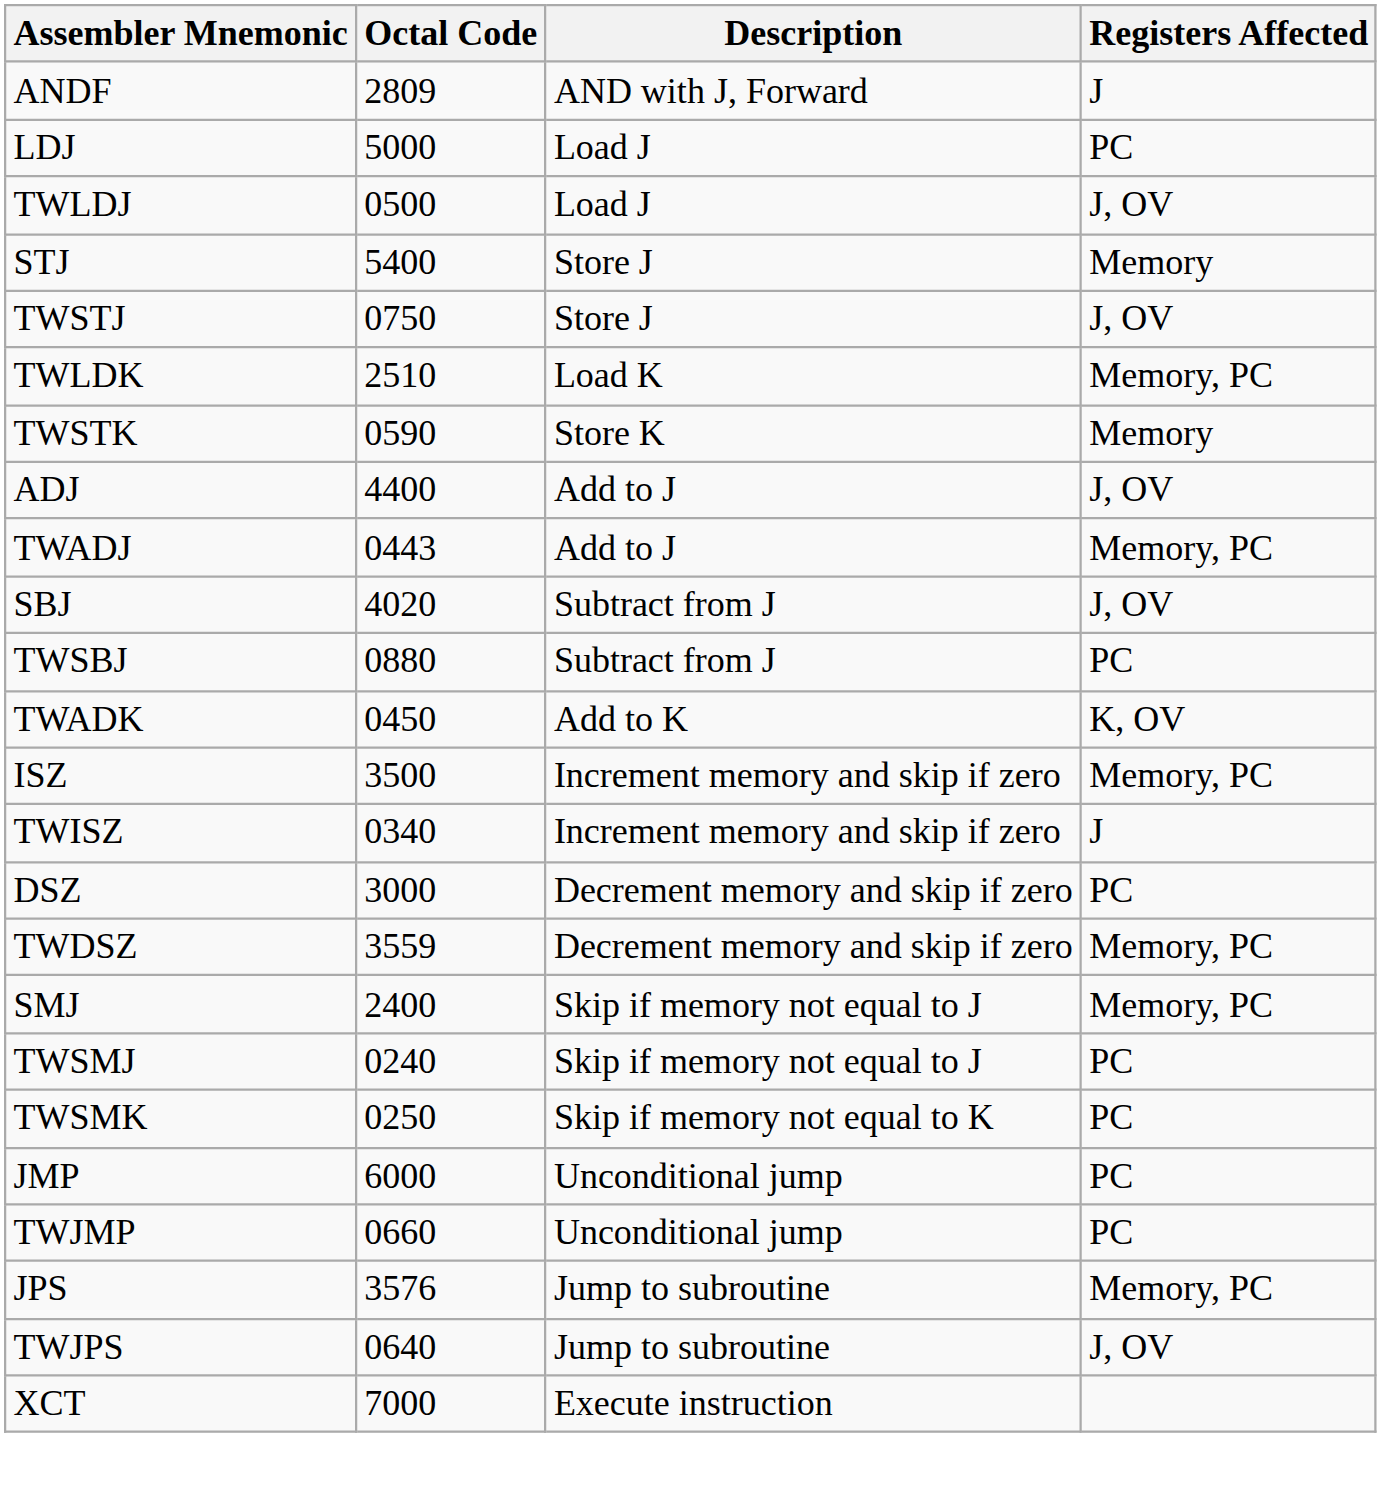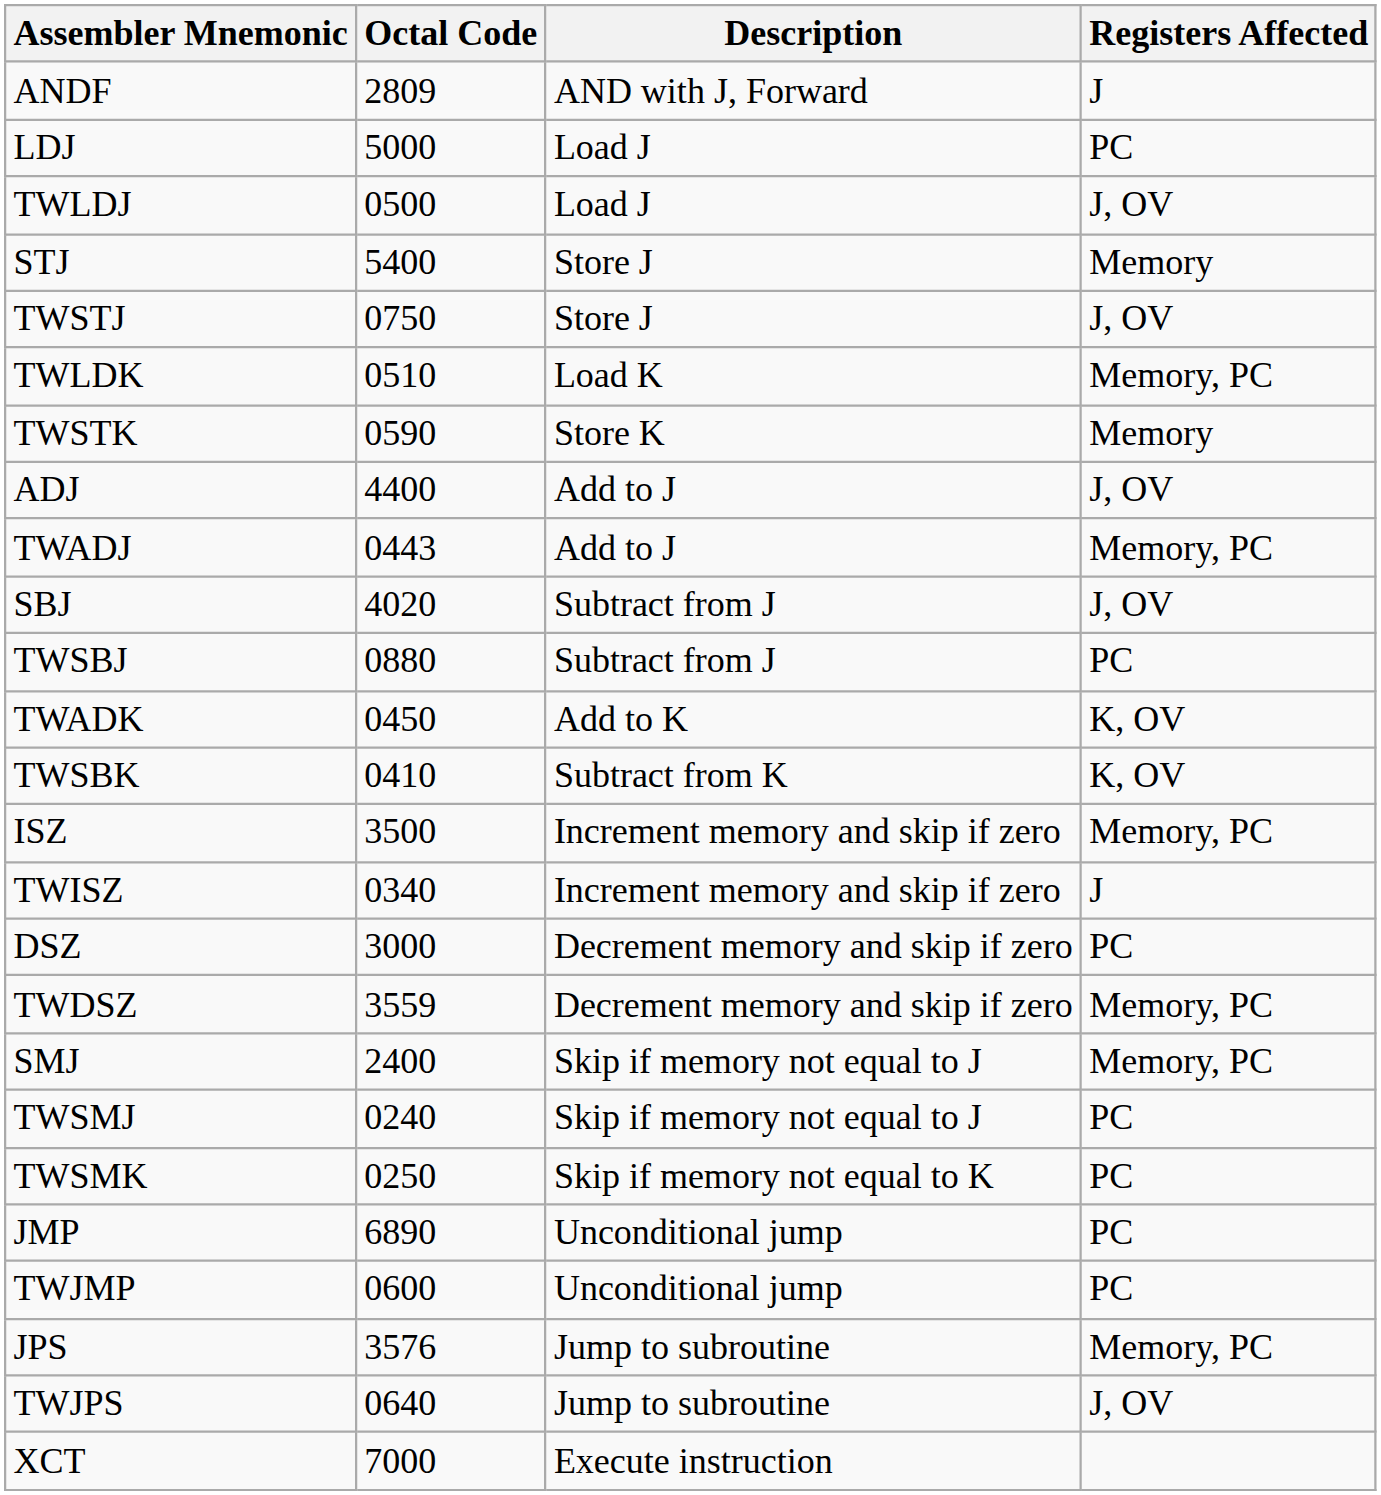(400, 375) 2510 -> (400, 375) 0510
+ row: (76, 775)
(400, 1174) 6000 -> (400, 1232) 6890
(400, 1232) 0660 -> (400, 1289) 0600
